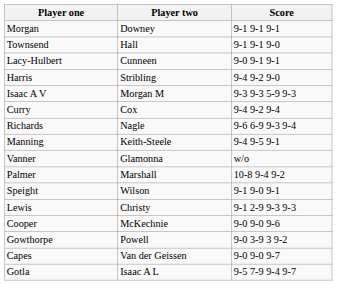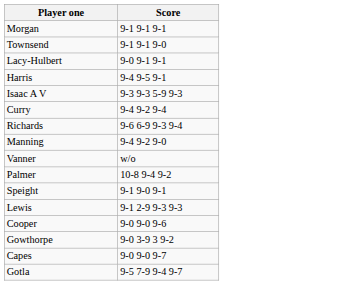- column: (175, 12)
(257, 77) 9-4 9-2 9-0 -> (143, 77) 9-4 9-5 9-1
(257, 142) 9-4 9-5 9-1 -> (143, 142) 9-4 9-2 9-0
